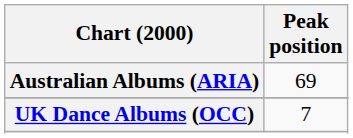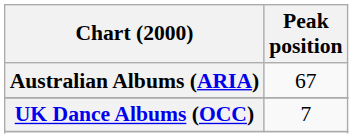(306, 80) 69 -> (306, 80) 67
